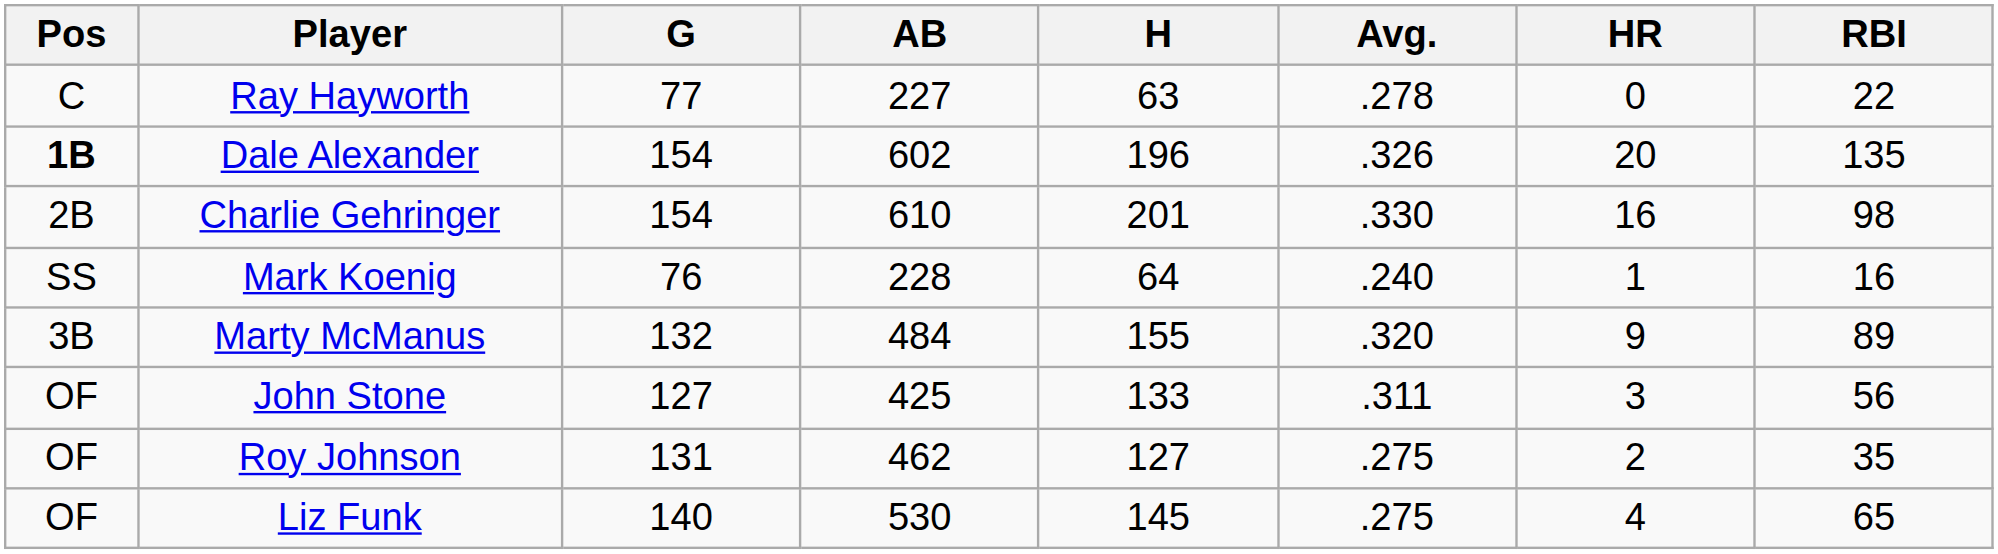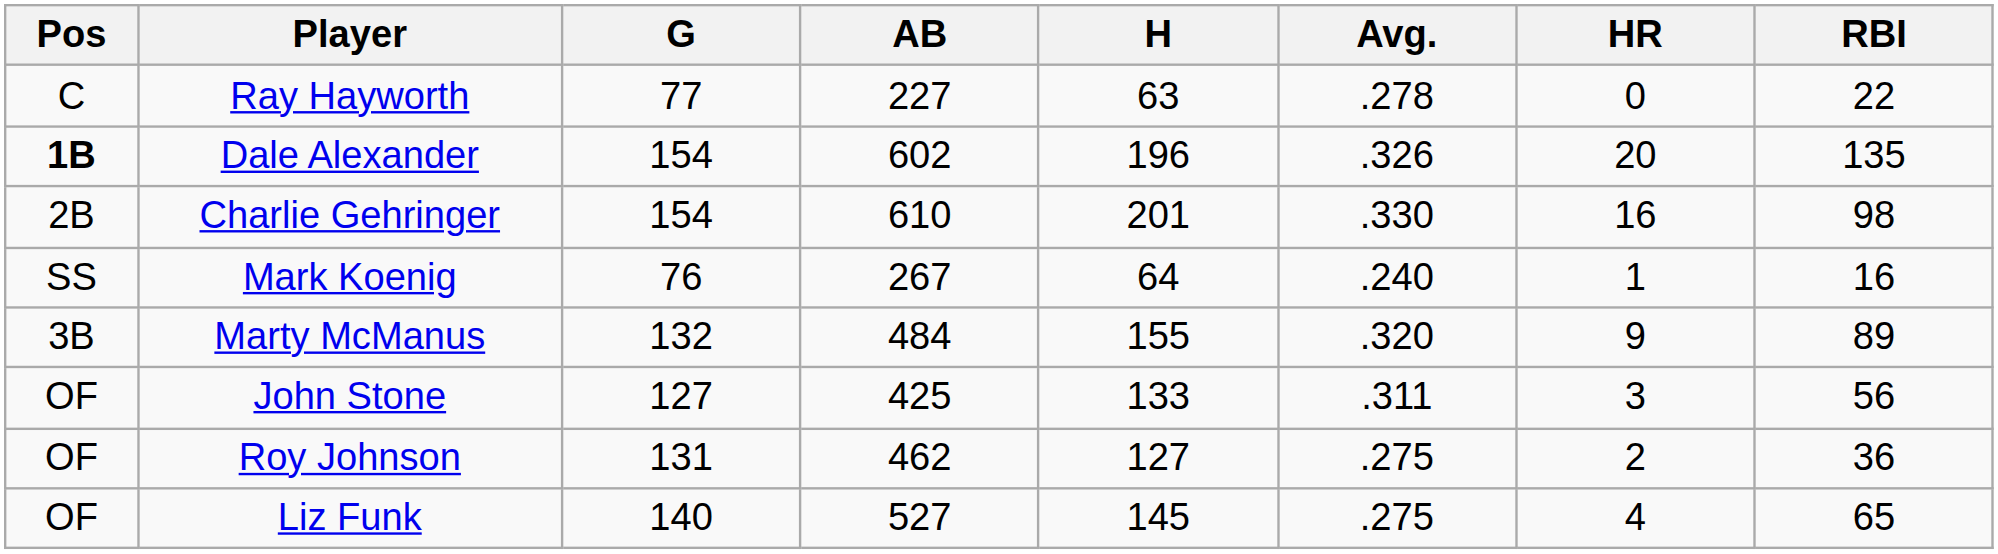(920, 276) 228 -> (920, 276) 267
(1874, 457) 35 -> (1874, 457) 36
(920, 517) 530 -> (920, 517) 527
